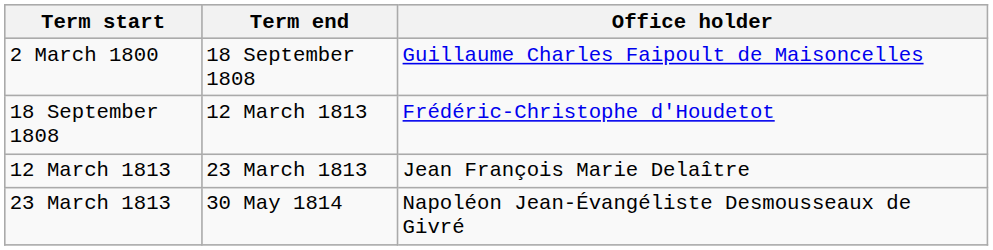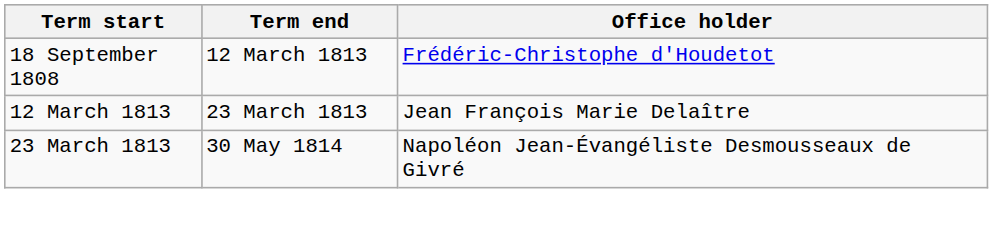- row: (84, 55)
